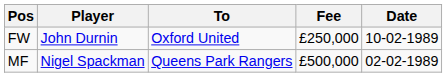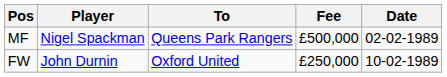rows swapped: (18, 61) <-> (19, 39)
